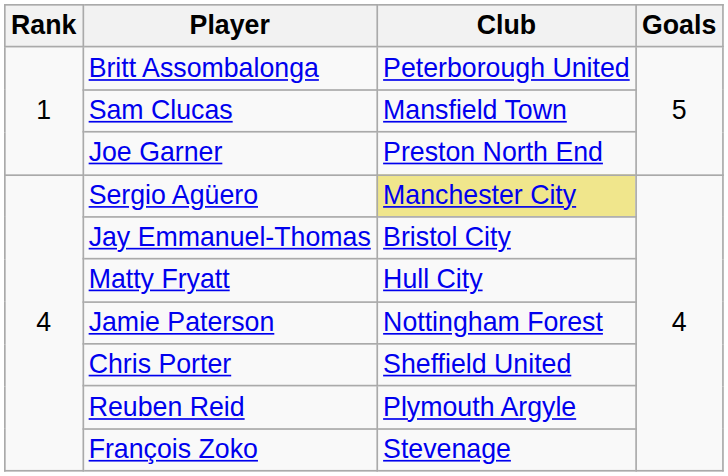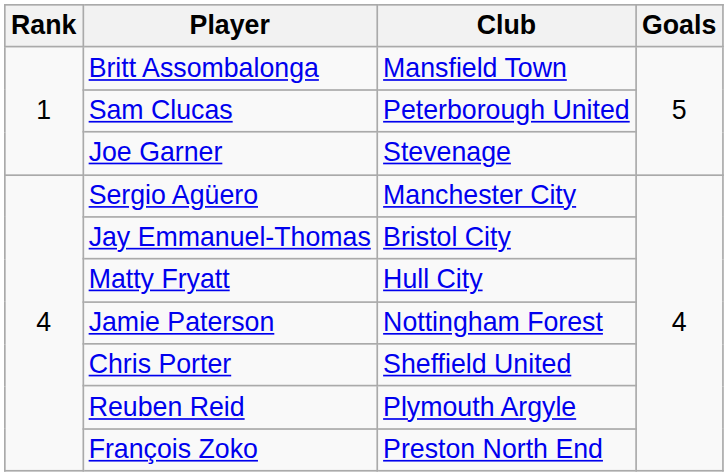(506, 68) Peterborough United -> (475, 68) Mansfield Town
(475, 110) Mansfield Town -> (506, 110) Peterborough United
(493, 152) Preston North End -> (447, 152) Stevenage
(480, 195) khaki background -> (480, 195) no background
(447, 449) Stevenage -> (493, 449) Preston North End
